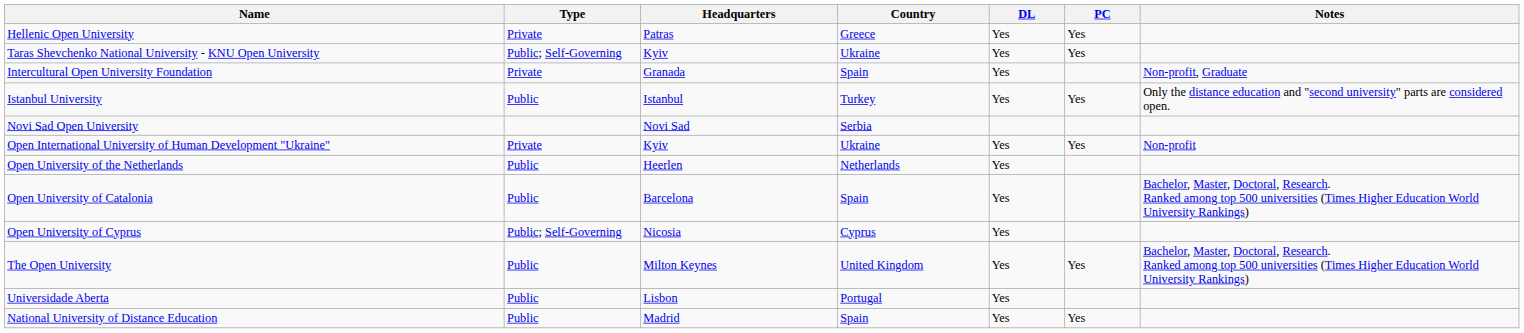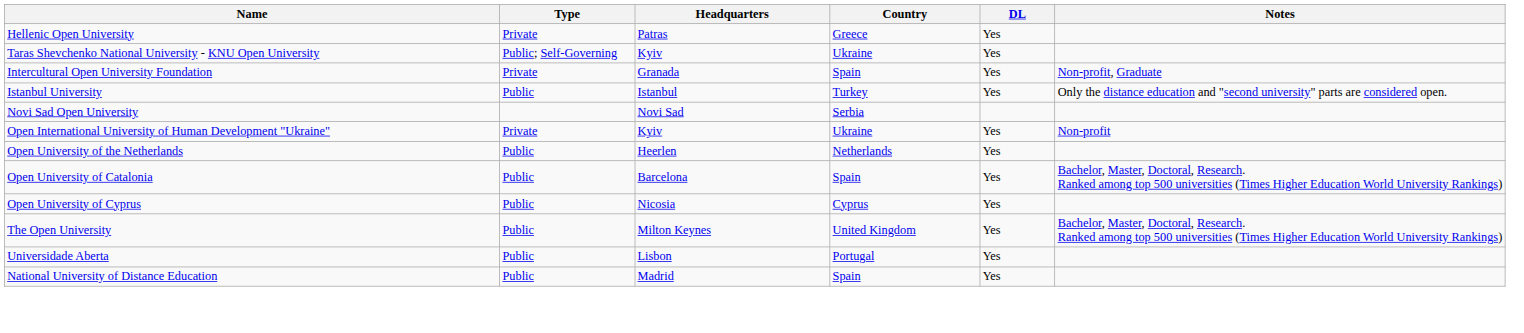- column: (1102, 14)
(564, 231) Public; Self-Governing -> (518, 203) Public
